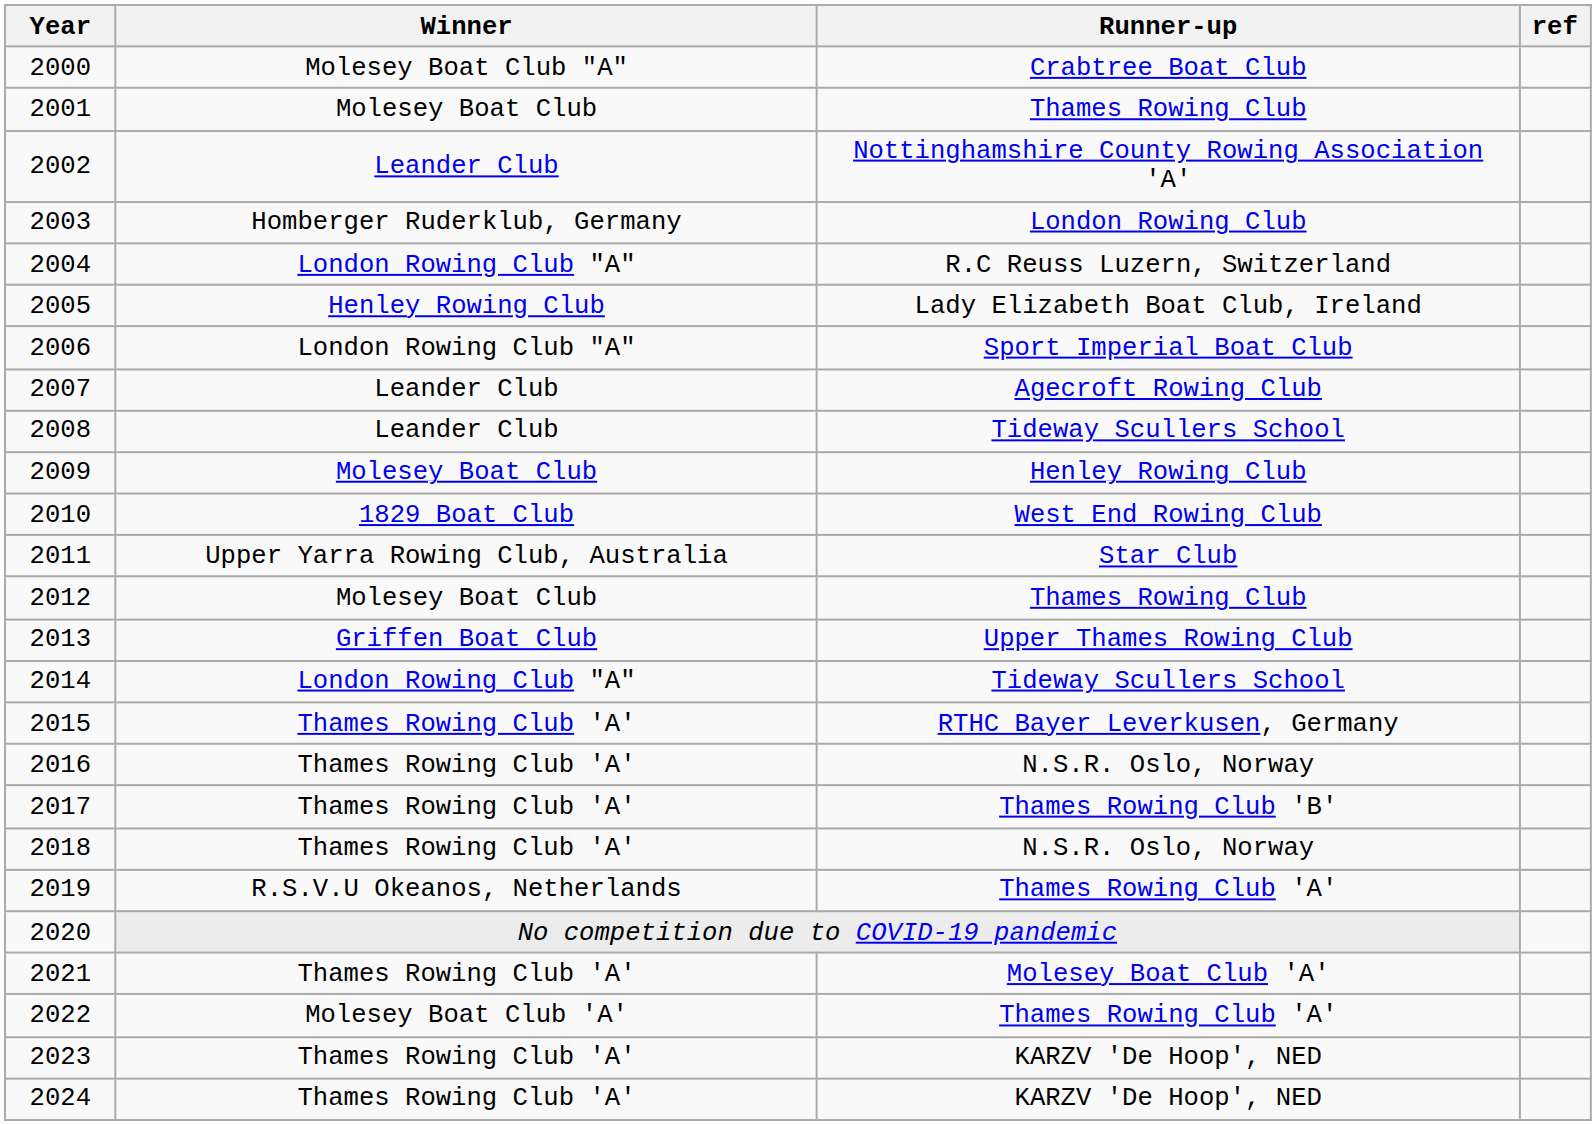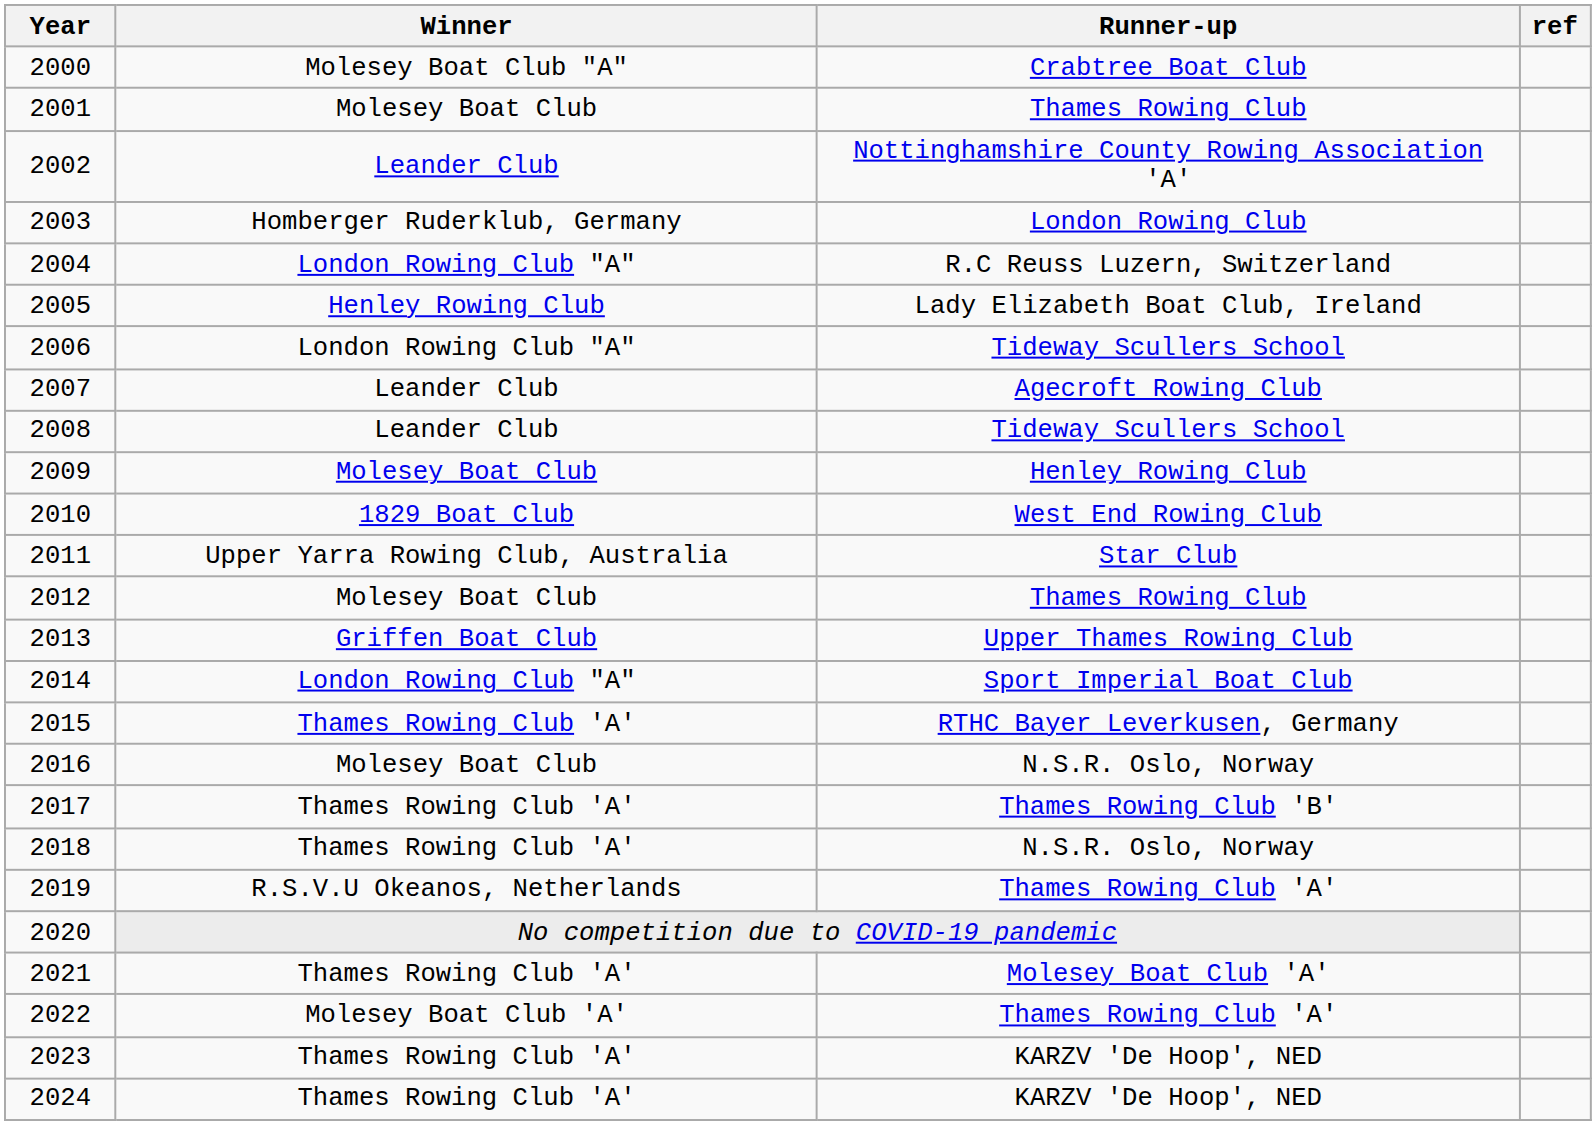(1168, 348) Sport Imperial Boat Club -> (1168, 348) Tideway Scullers School
(1168, 681) Tideway Scullers School -> (1168, 681) Sport Imperial Boat Club
(467, 765) Thames Rowing Club 'A' -> (467, 765) Molesey Boat Club
